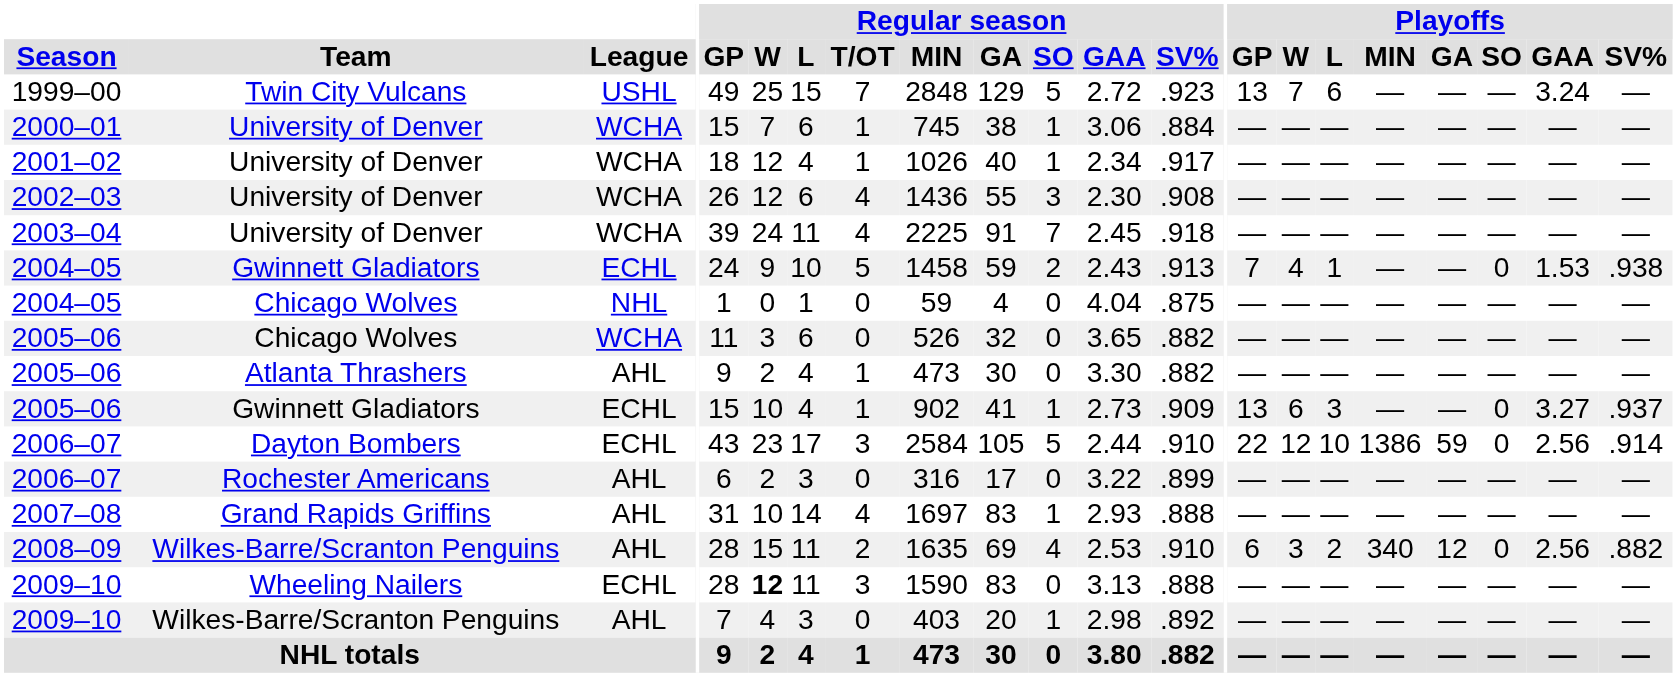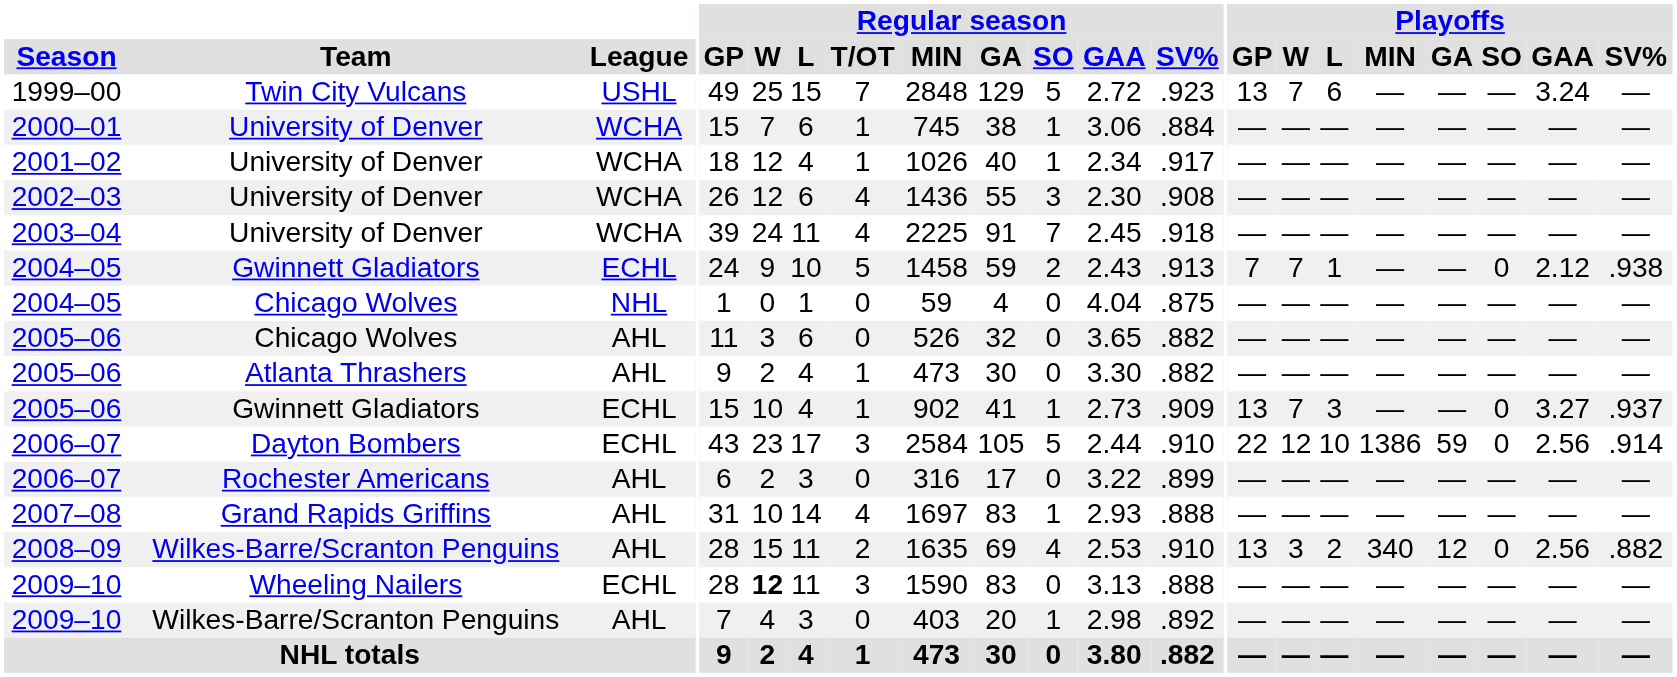(1296, 267) 4 -> (1296, 267) 7
(1563, 267) 1.53 -> (1563, 267) 2.12
(639, 338) WCHA -> (639, 338) AHL
(1296, 408) 6 -> (1296, 408) 7
(1252, 549) 6 -> (1252, 549) 13
